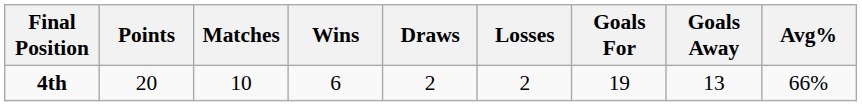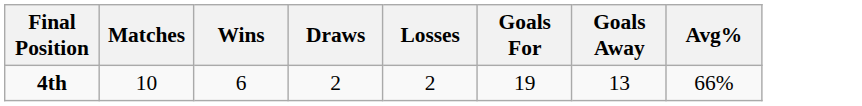- column: (147, 35)
